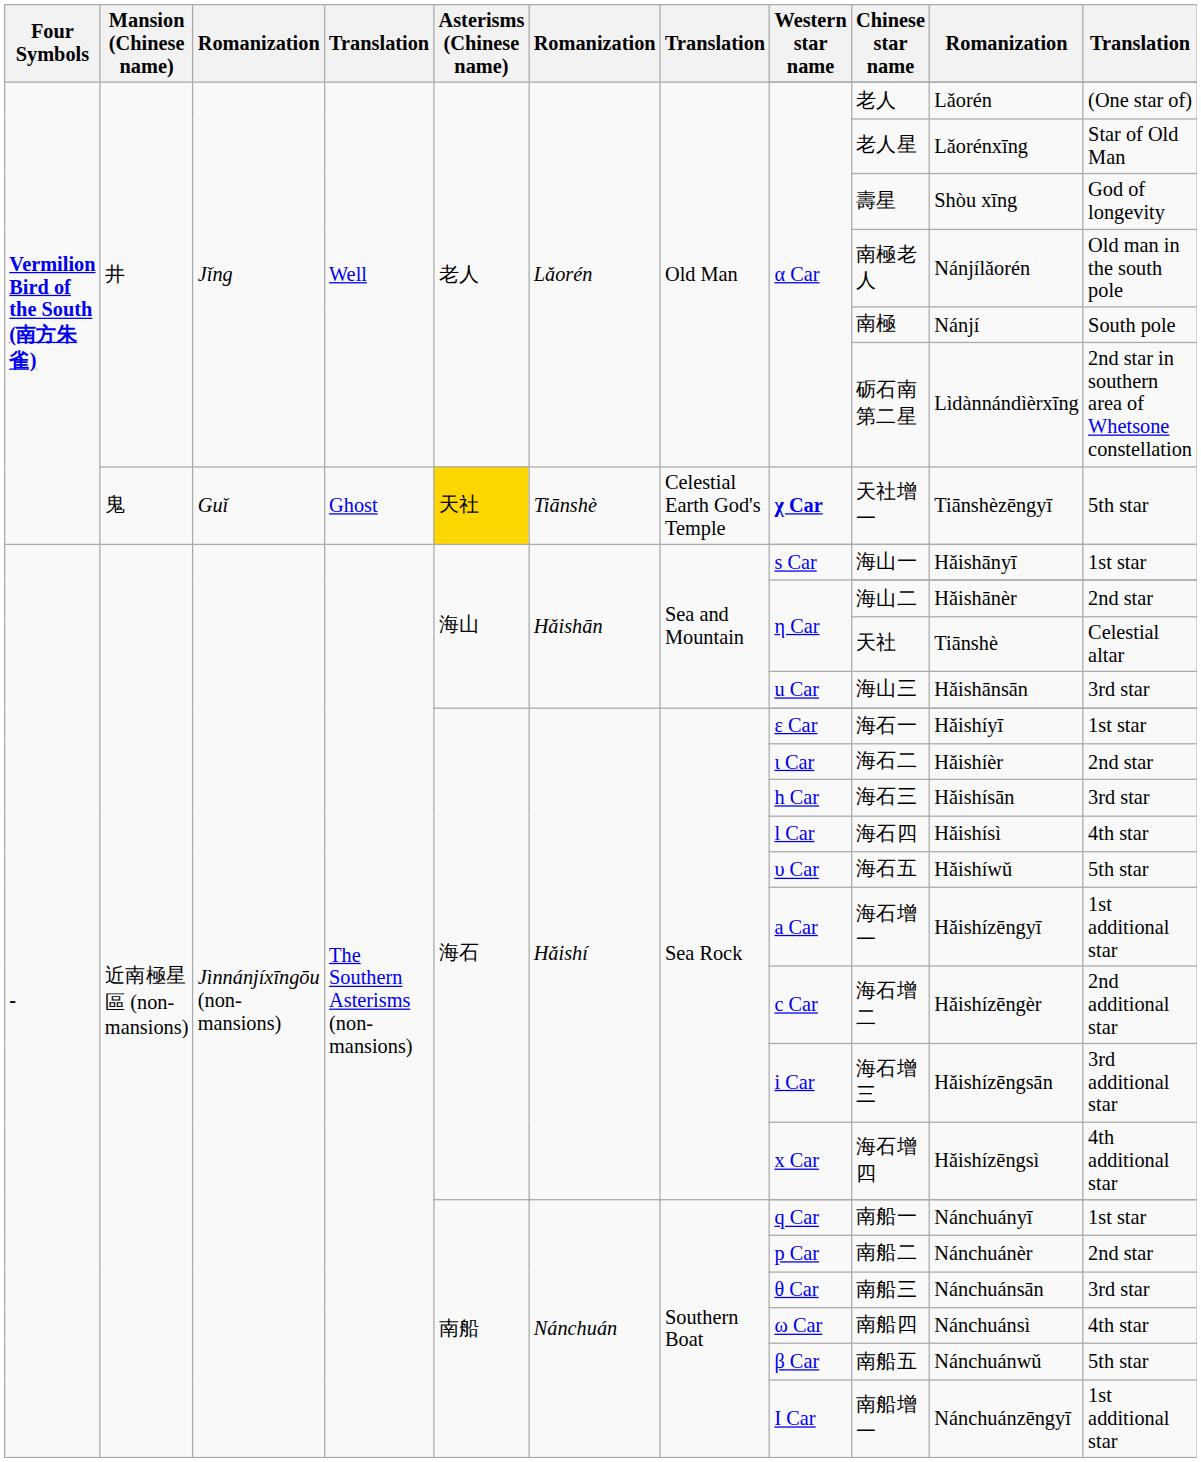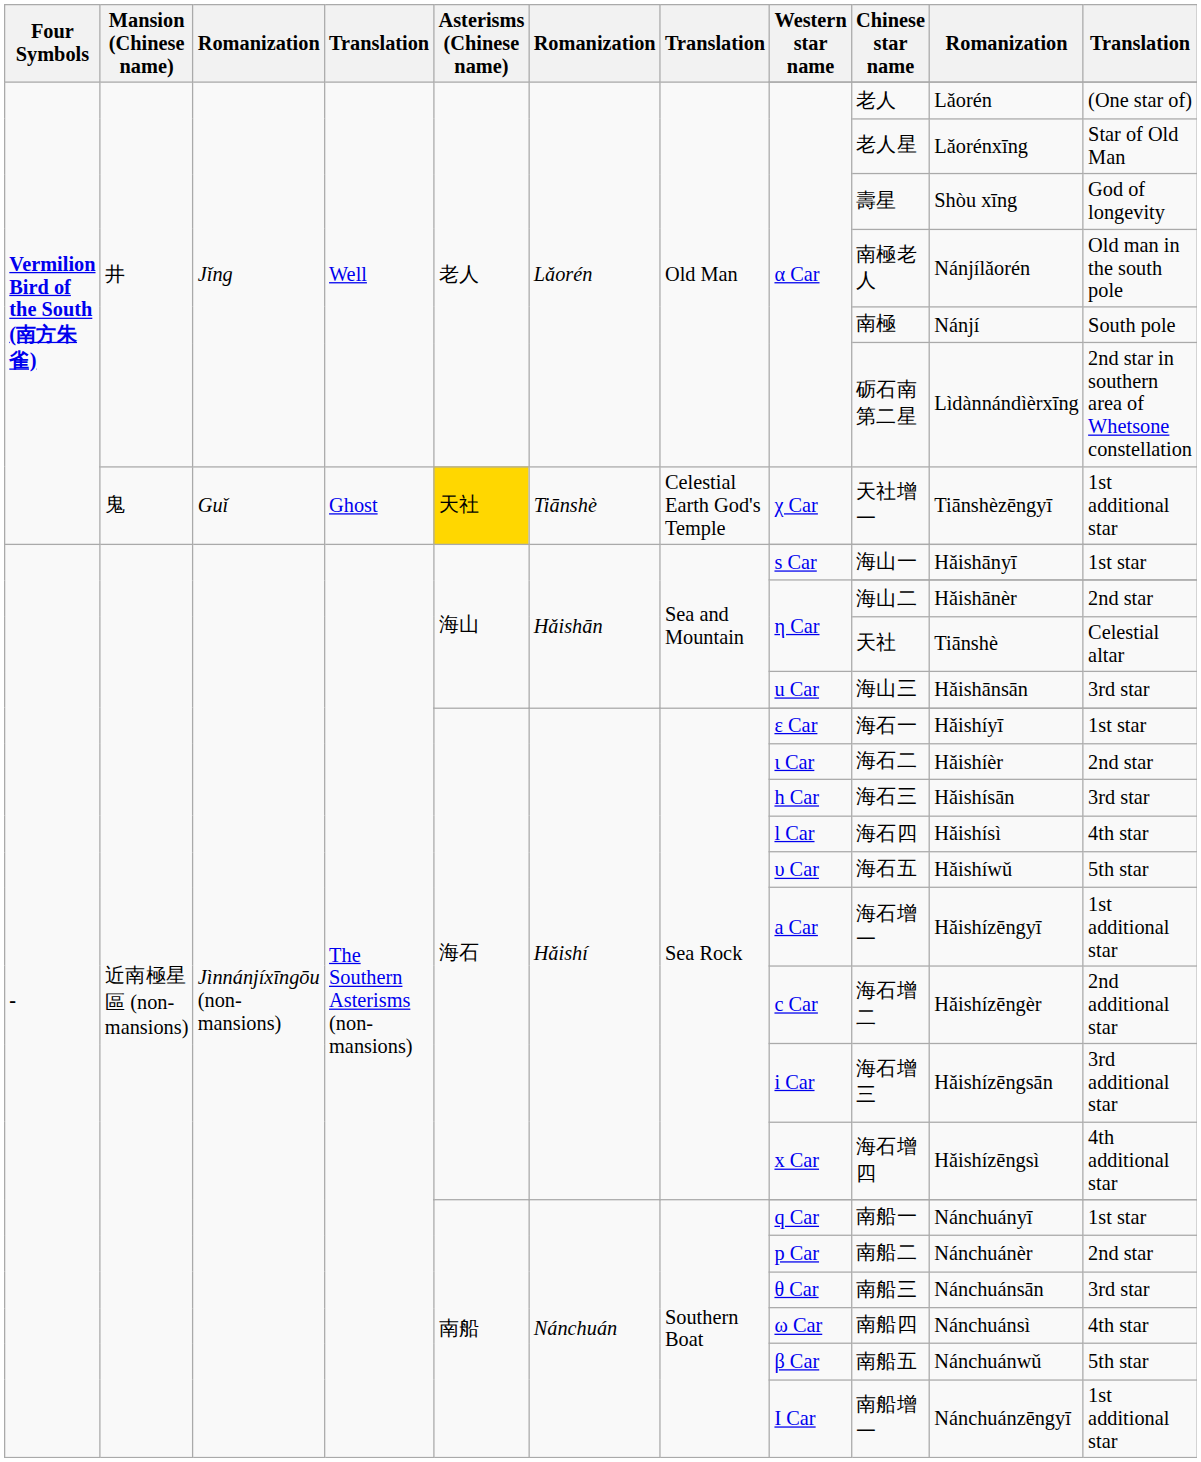(799, 505) bold -> (796, 505) normal
(1118, 505) 5th star -> (1129, 505) 1st additional star
